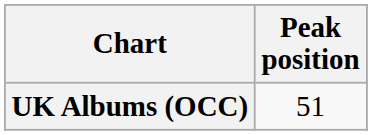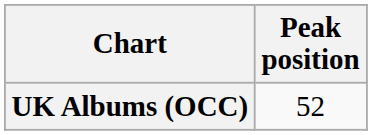(311, 105) 51 -> (311, 105) 52
